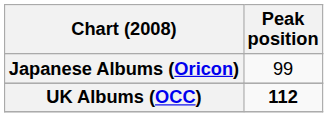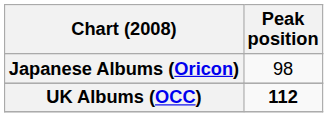(283, 68) 99 -> (283, 68) 98
